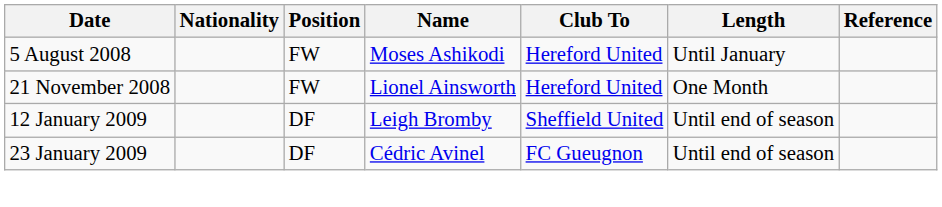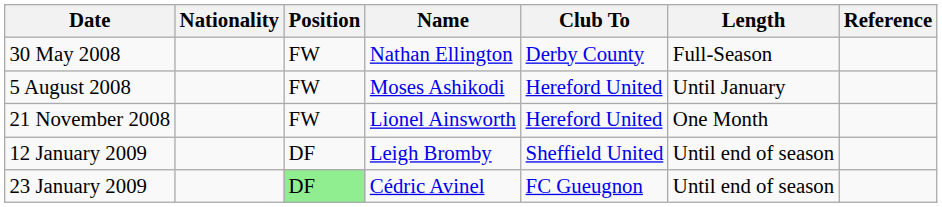+ row: (65, 53)
(302, 152) no background -> (302, 185) lightgreen background
